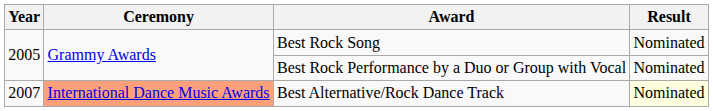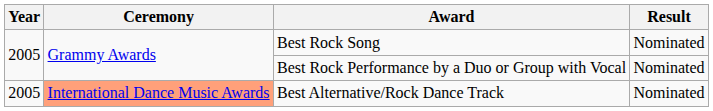(24, 93) 2007 -> (24, 93) 2005
(669, 93) lightyellow background -> (669, 93) no background
